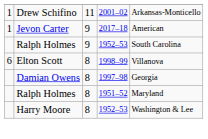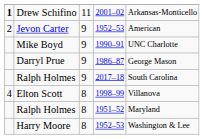(9, 12) normal -> (9, 12) bold
(9, 28) 1 -> (9, 28) 2
(113, 28) 2017–18 -> (110, 28) 1952–53
+ row: (40, 45)
+ row: (41, 61)
(113, 45) 1952–53 -> (110, 77) 2017–18
(9, 61) 6 -> (9, 93) 4
- row: (48, 77)
